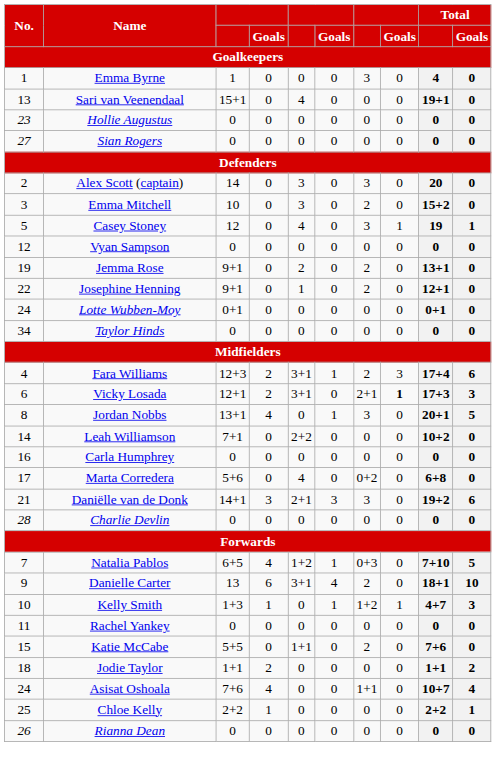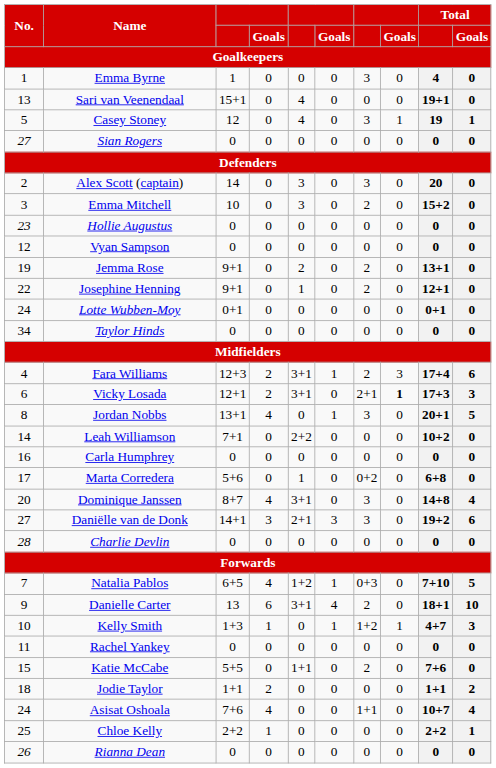rows swapped: (130, 120) <-> (130, 225)
(301, 478) 4 -> (301, 478) 1
+ row: (130, 499)
(24, 499) 21 -> (24, 520) 27
